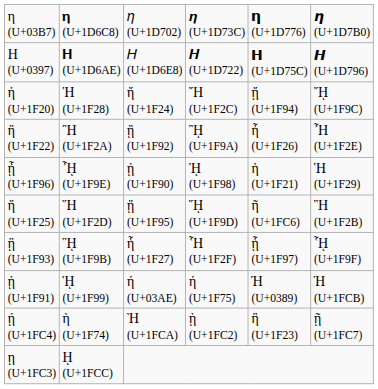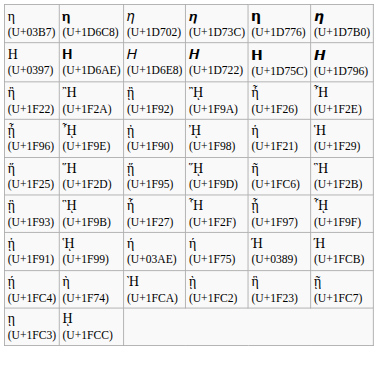- row: (31, 100)
